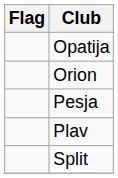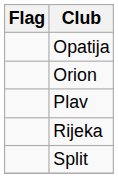- row: (76, 103)
+ row: (78, 131)
